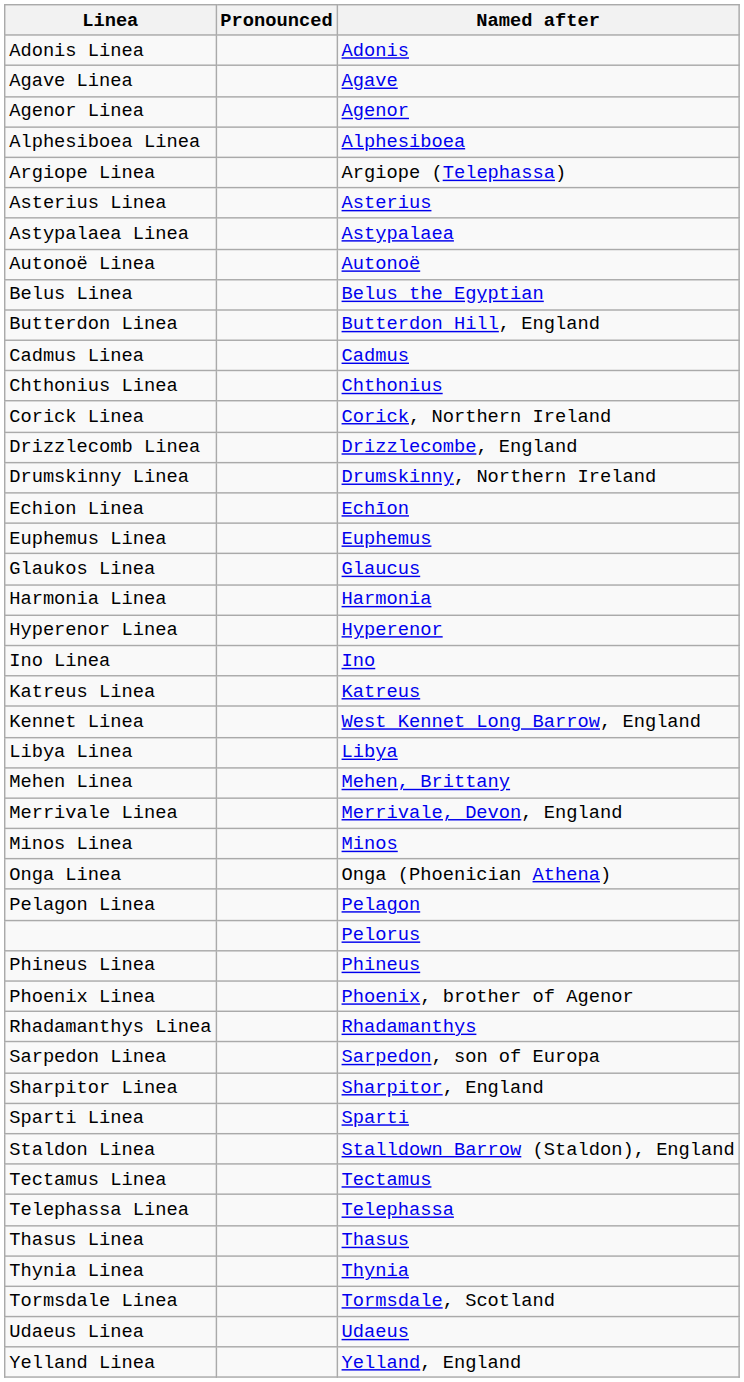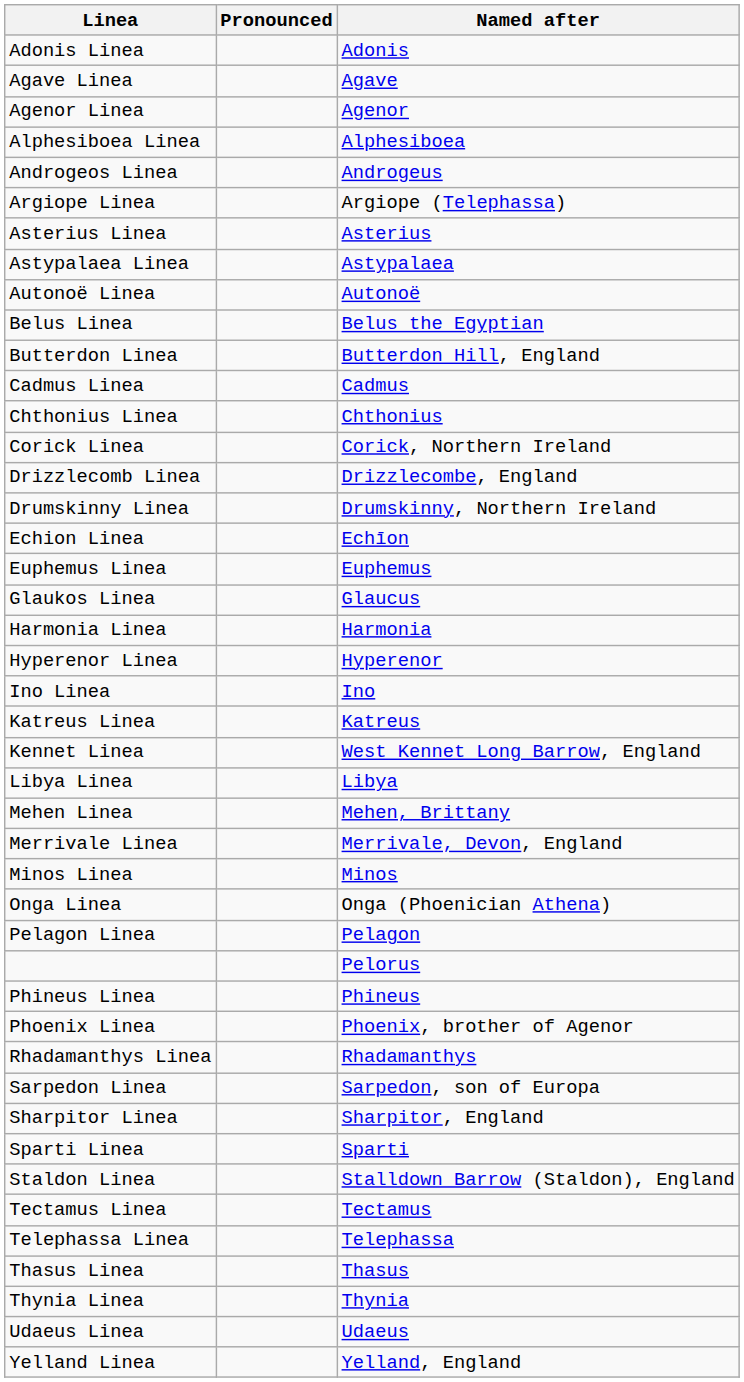+ row: (93, 173)
- row: (93, 1301)
